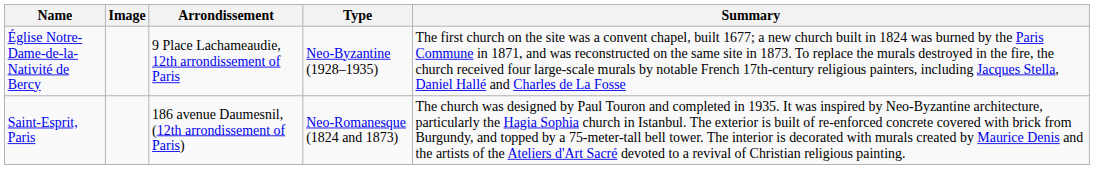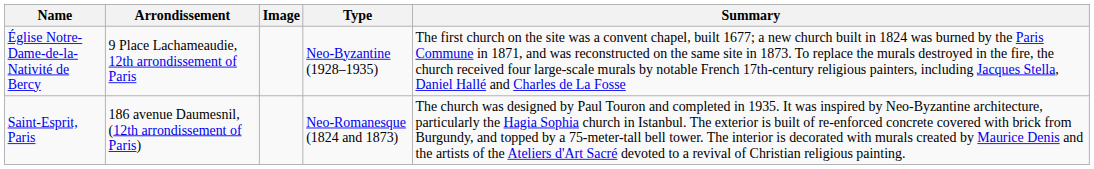columns swapped: (127, 15) <-> (226, 15)
